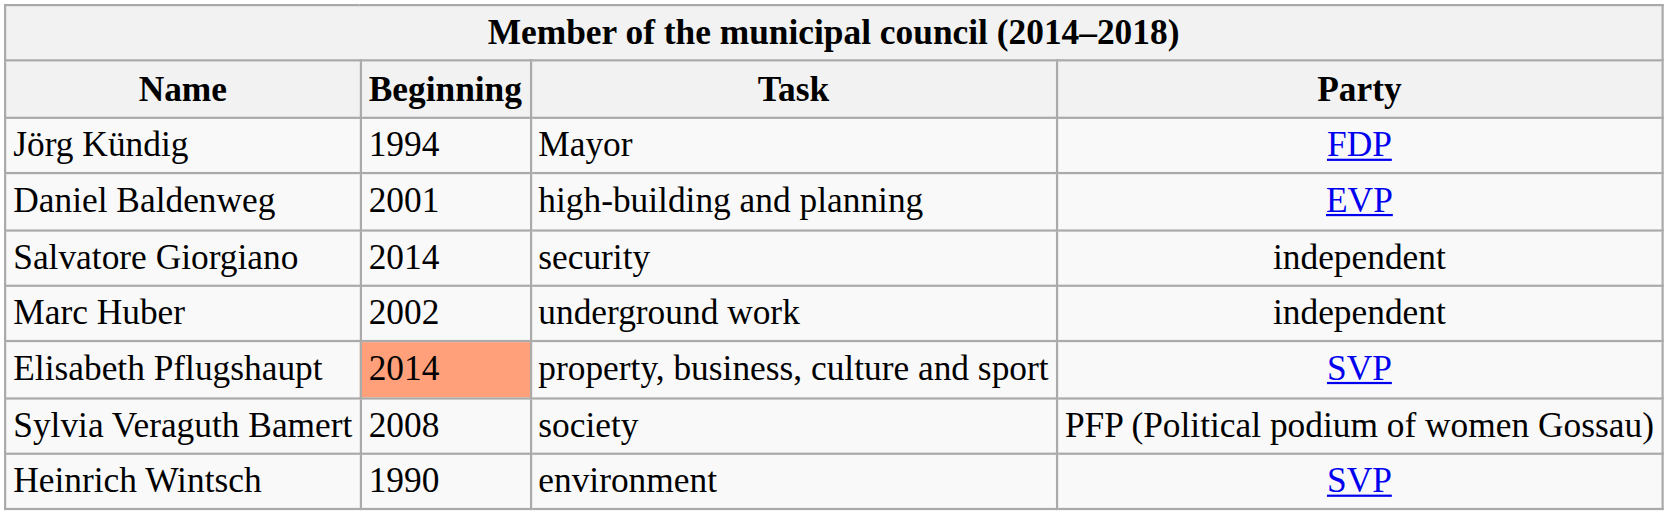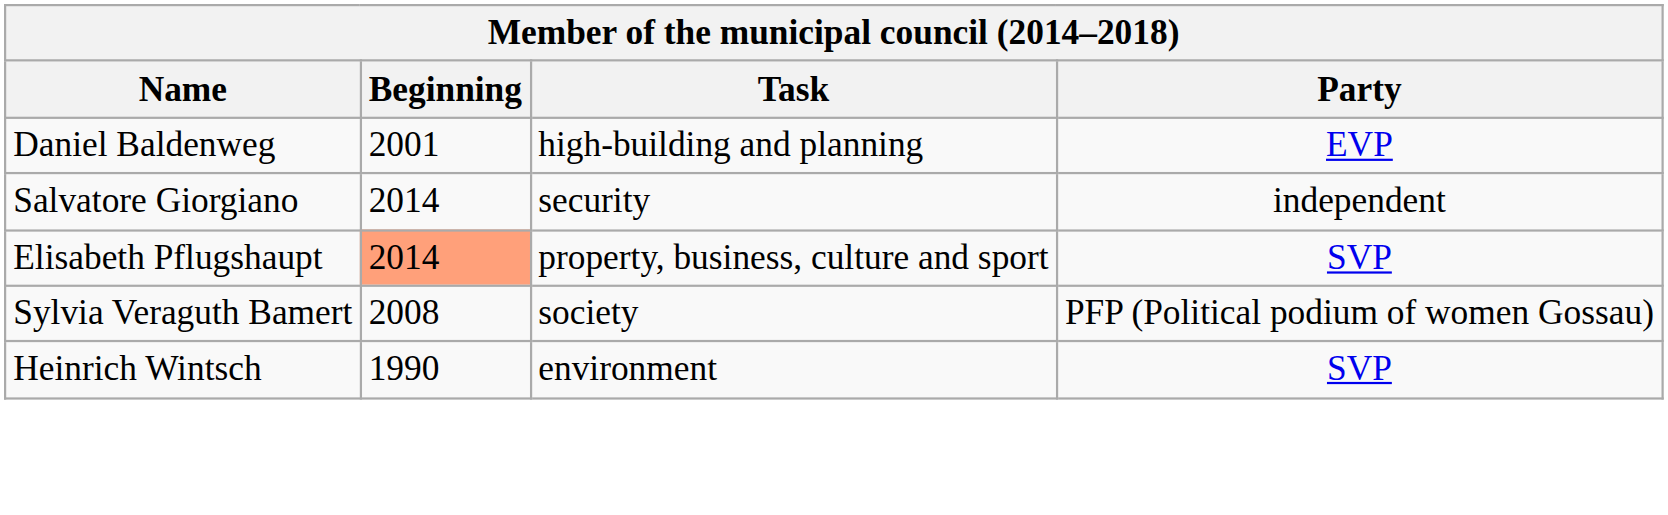- row: (101, 144)
- row: (99, 312)
